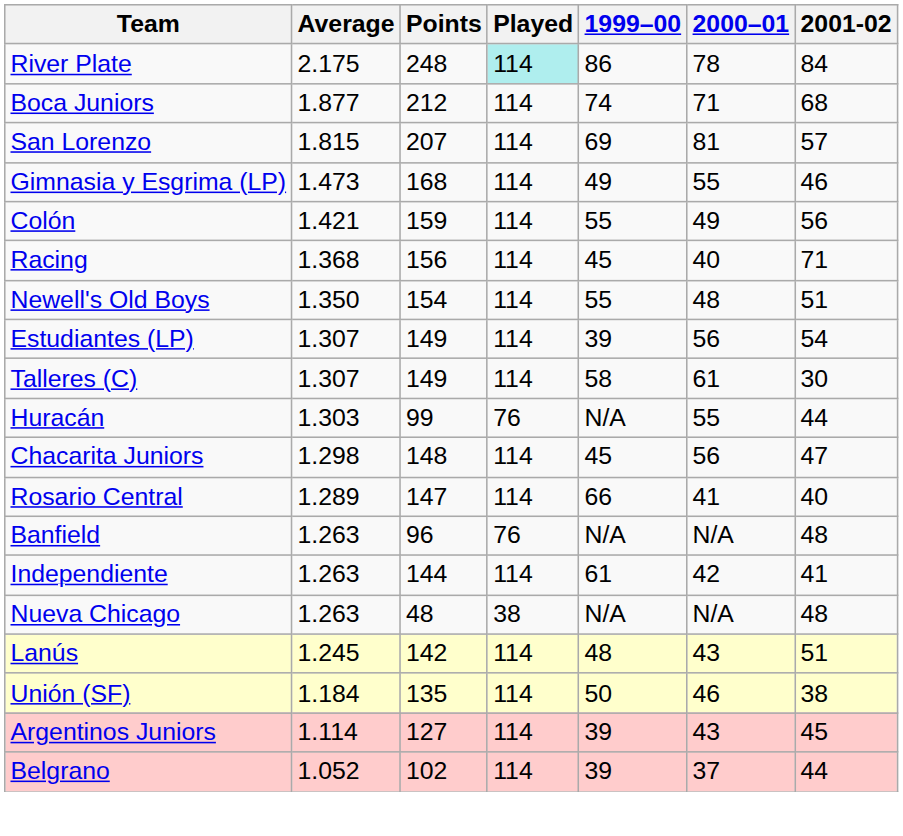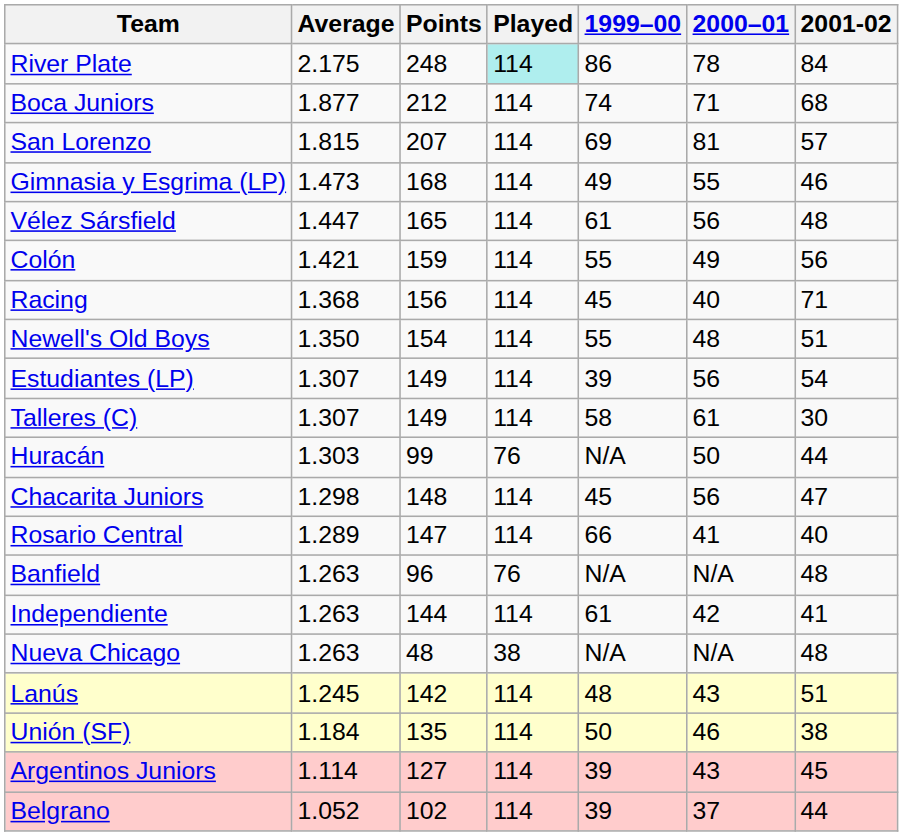+ row: (93, 220)
(706, 417) 55 -> (706, 456) 50
